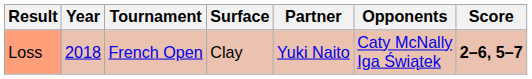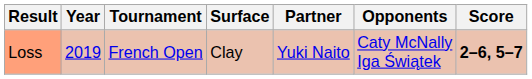(83, 52) 2018 -> (83, 52) 2019
